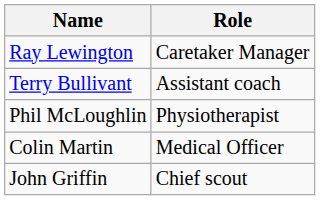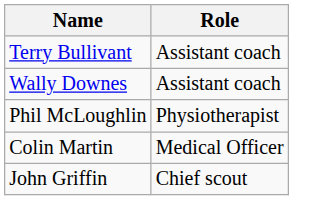- row: (71, 52)
+ row: (68, 83)
